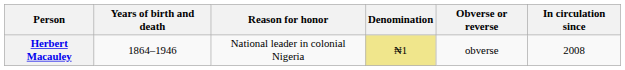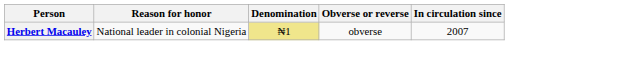- column: (152, 19)
(574, 50) 2008 -> (458, 31) 2007
